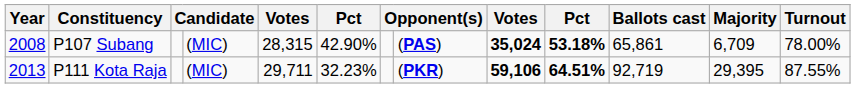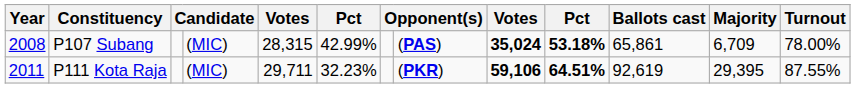(349, 44) 42.90% -> (349, 44) 42.99%
(27, 70) 2013 -> (26, 70) 2011
(638, 70) 92,719 -> (638, 70) 92,619
